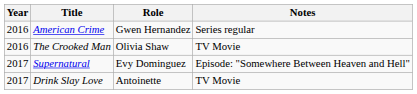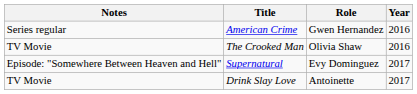columns swapped: (18, 13) <-> (303, 13)
